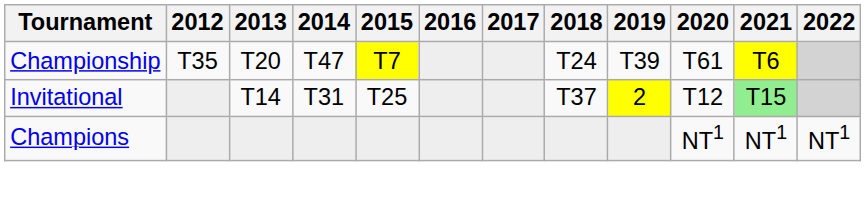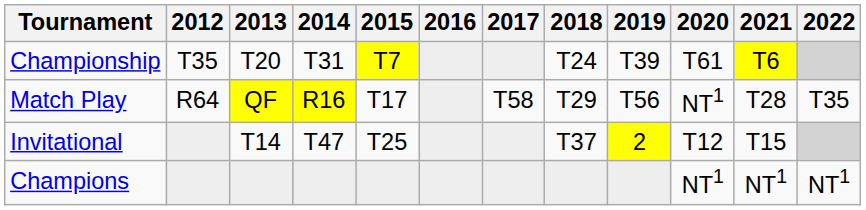(324, 60) T47 -> (324, 60) T31
+ row: (68, 100)
(324, 97) T31 -> (324, 141) T47
(766, 97) lightgreen background -> (766, 141) no background
